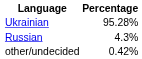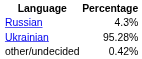rows swapped: (27, 23) <-> (24, 37)
